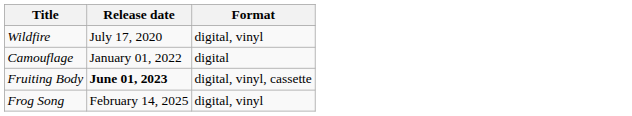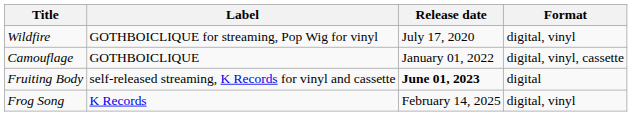+ column: (243, 15)
(212, 57) digital -> (565, 57) digital, vinyl, cassette
(253, 79) digital, vinyl, cassette -> (524, 79) digital
